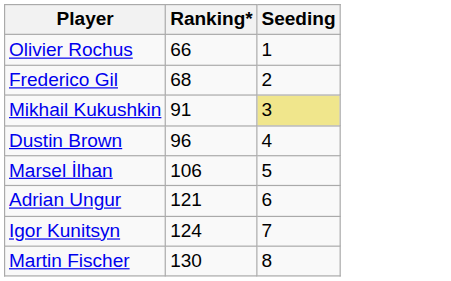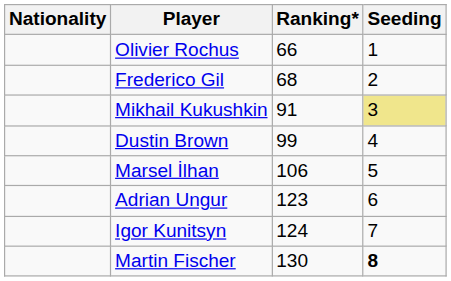+ column: (58, 19)
(181, 140) 96 -> (287, 140) 99
(186, 200) 121 -> (292, 200) 123
(267, 261) normal -> (373, 261) bold
